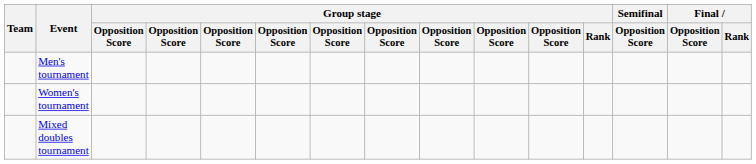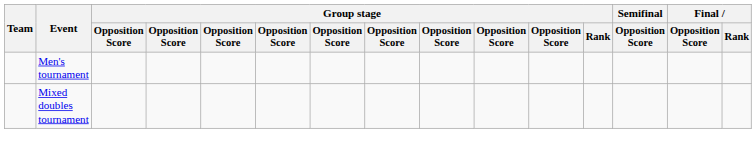- row: (63, 99)
